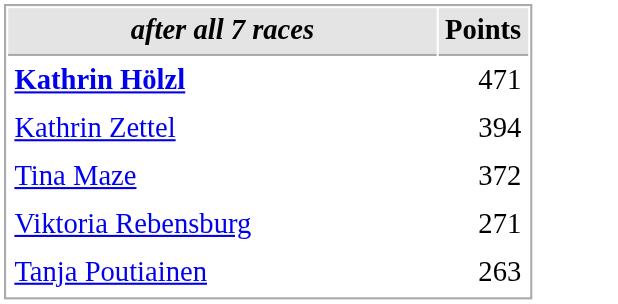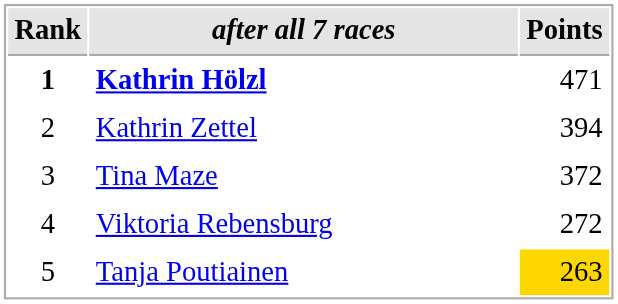+ column: (48, 30)
(500, 223) 271 -> (581, 223) 272
(500, 271) no background -> (581, 271) gold background
